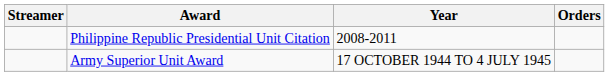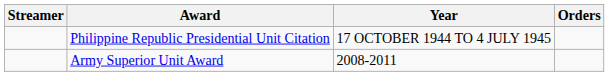(367, 37) 2008-2011 -> (444, 37) 17 OCTOBER 1944 TO 4 JULY 1945
(444, 60) 17 OCTOBER 1944 TO 4 JULY 1945 -> (367, 60) 2008-2011
